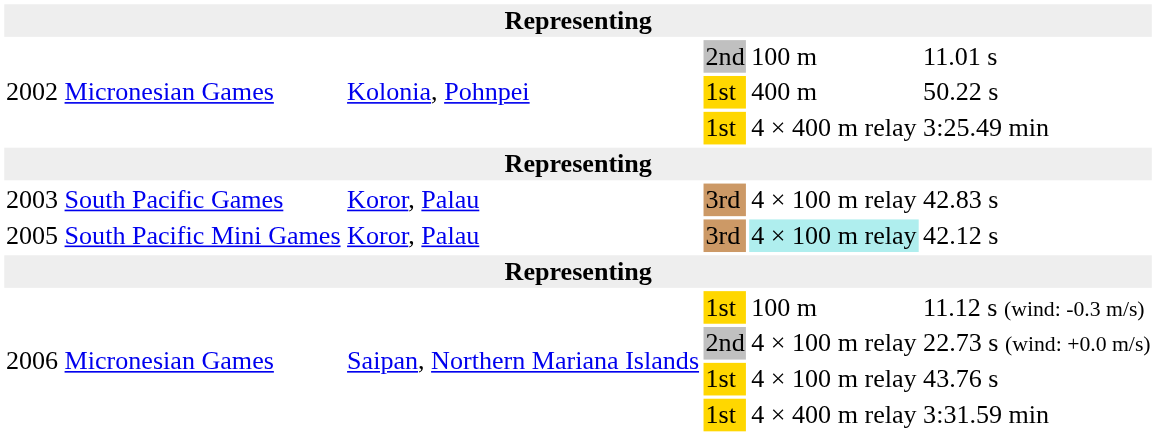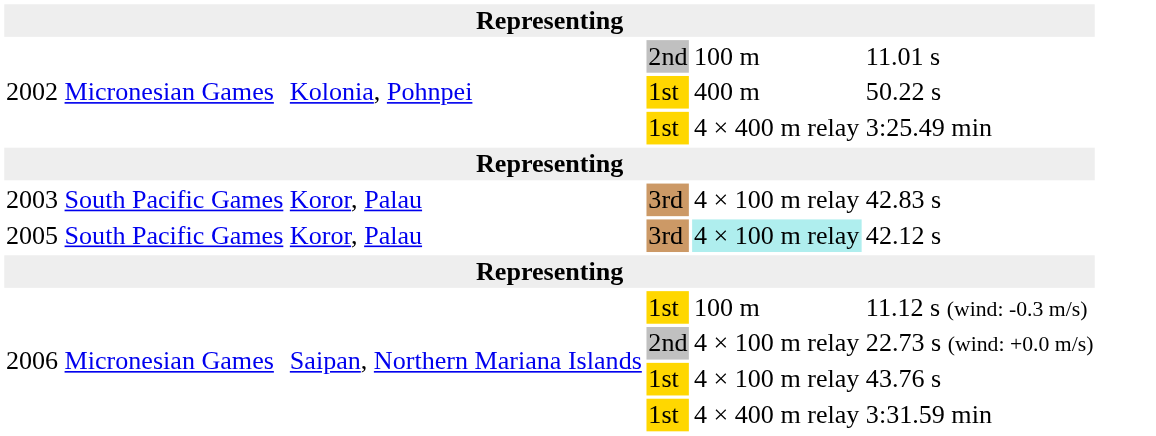(203, 235) South Pacific Mini Games -> (174, 235) South Pacific Games
